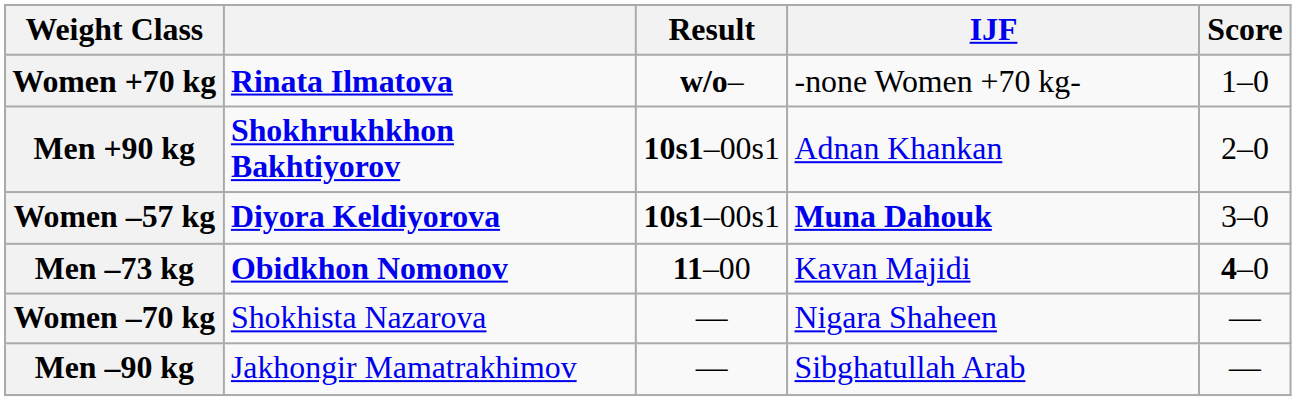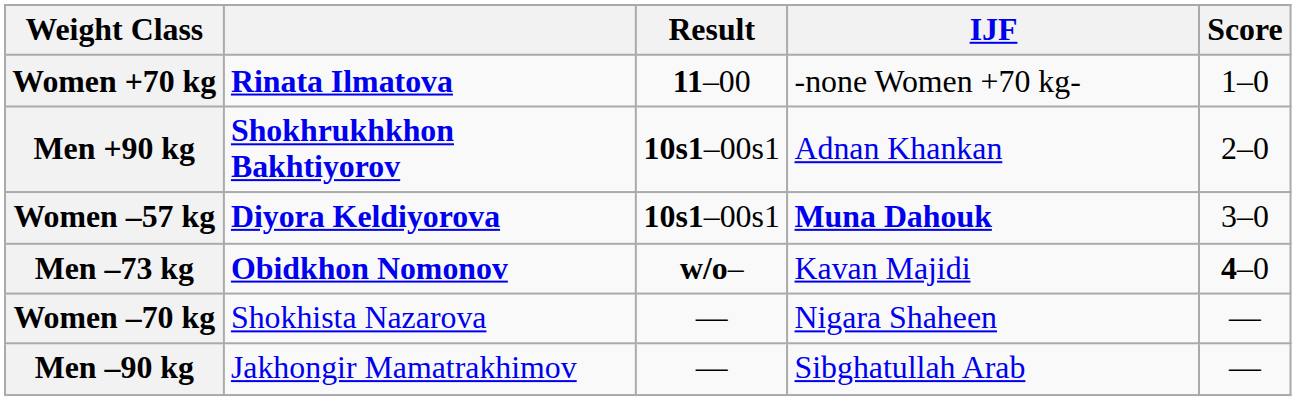(712, 80) w/o– -> (712, 80) 11–00
(712, 267) 11–00 -> (712, 267) w/o–
